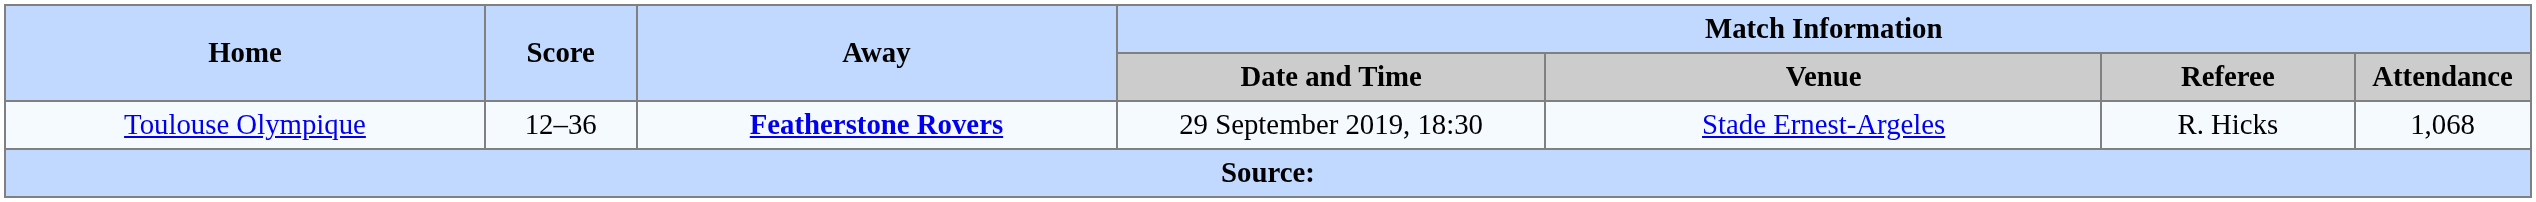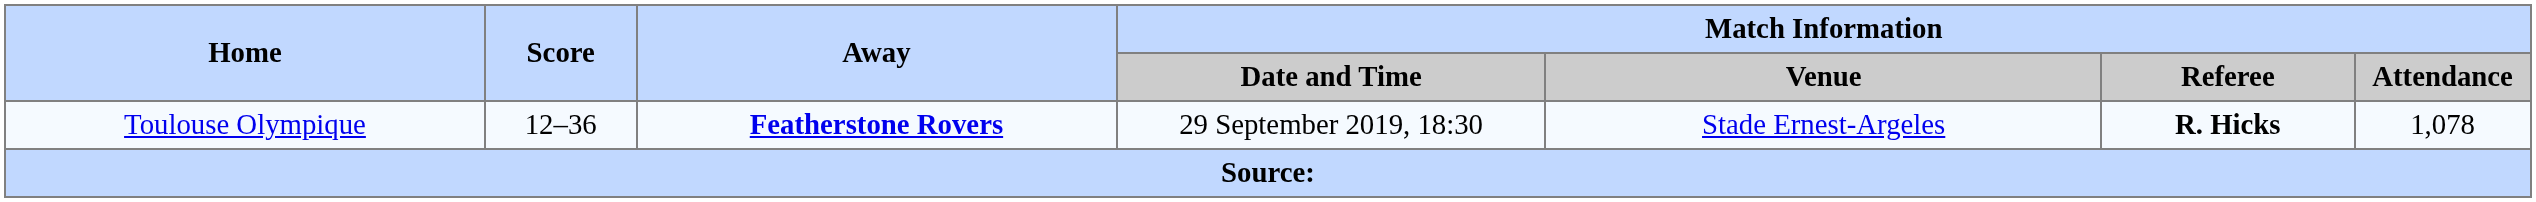(2228, 124) normal -> (2228, 124) bold
(2443, 124) 1,068 -> (2443, 124) 1,078
